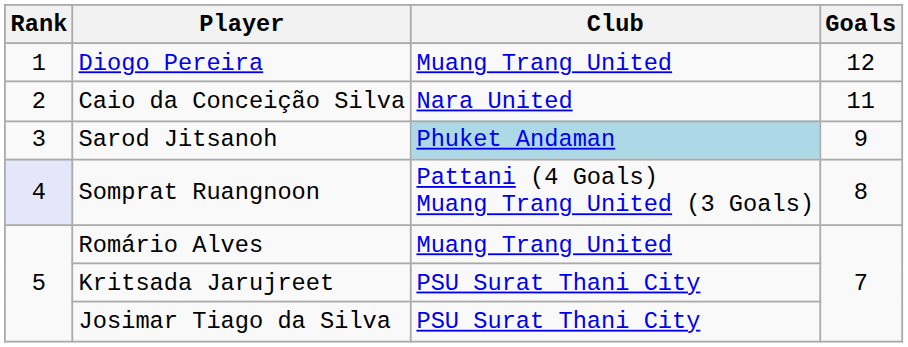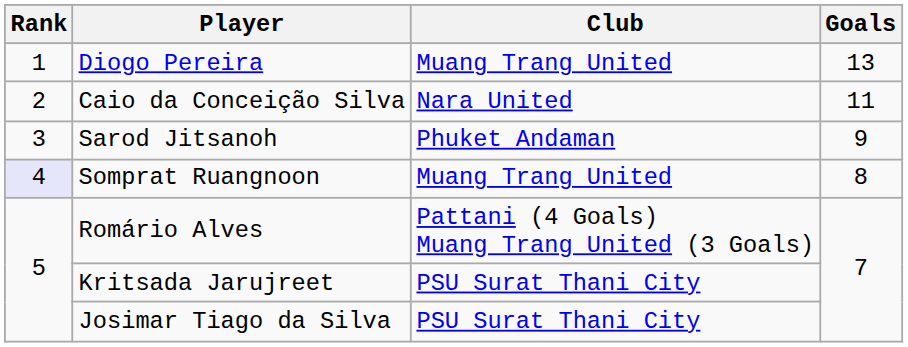(861, 63) 12 -> (861, 63) 13
(516, 140) lightblue background -> (516, 140) no background
(615, 192) Pattani (4 Goals) Muang Trang United (3 Goals) -> (544, 178) Muang Trang United
(544, 244) Muang Trang United -> (615, 231) Pattani (4 Goals) Muang Trang United (3 Goals)
